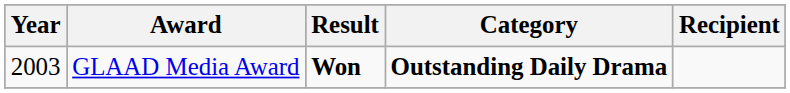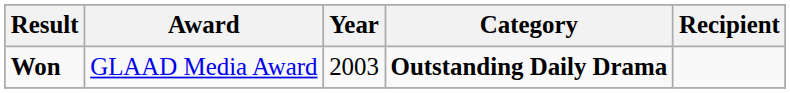columns swapped: (36, 25) <-> (345, 25)
